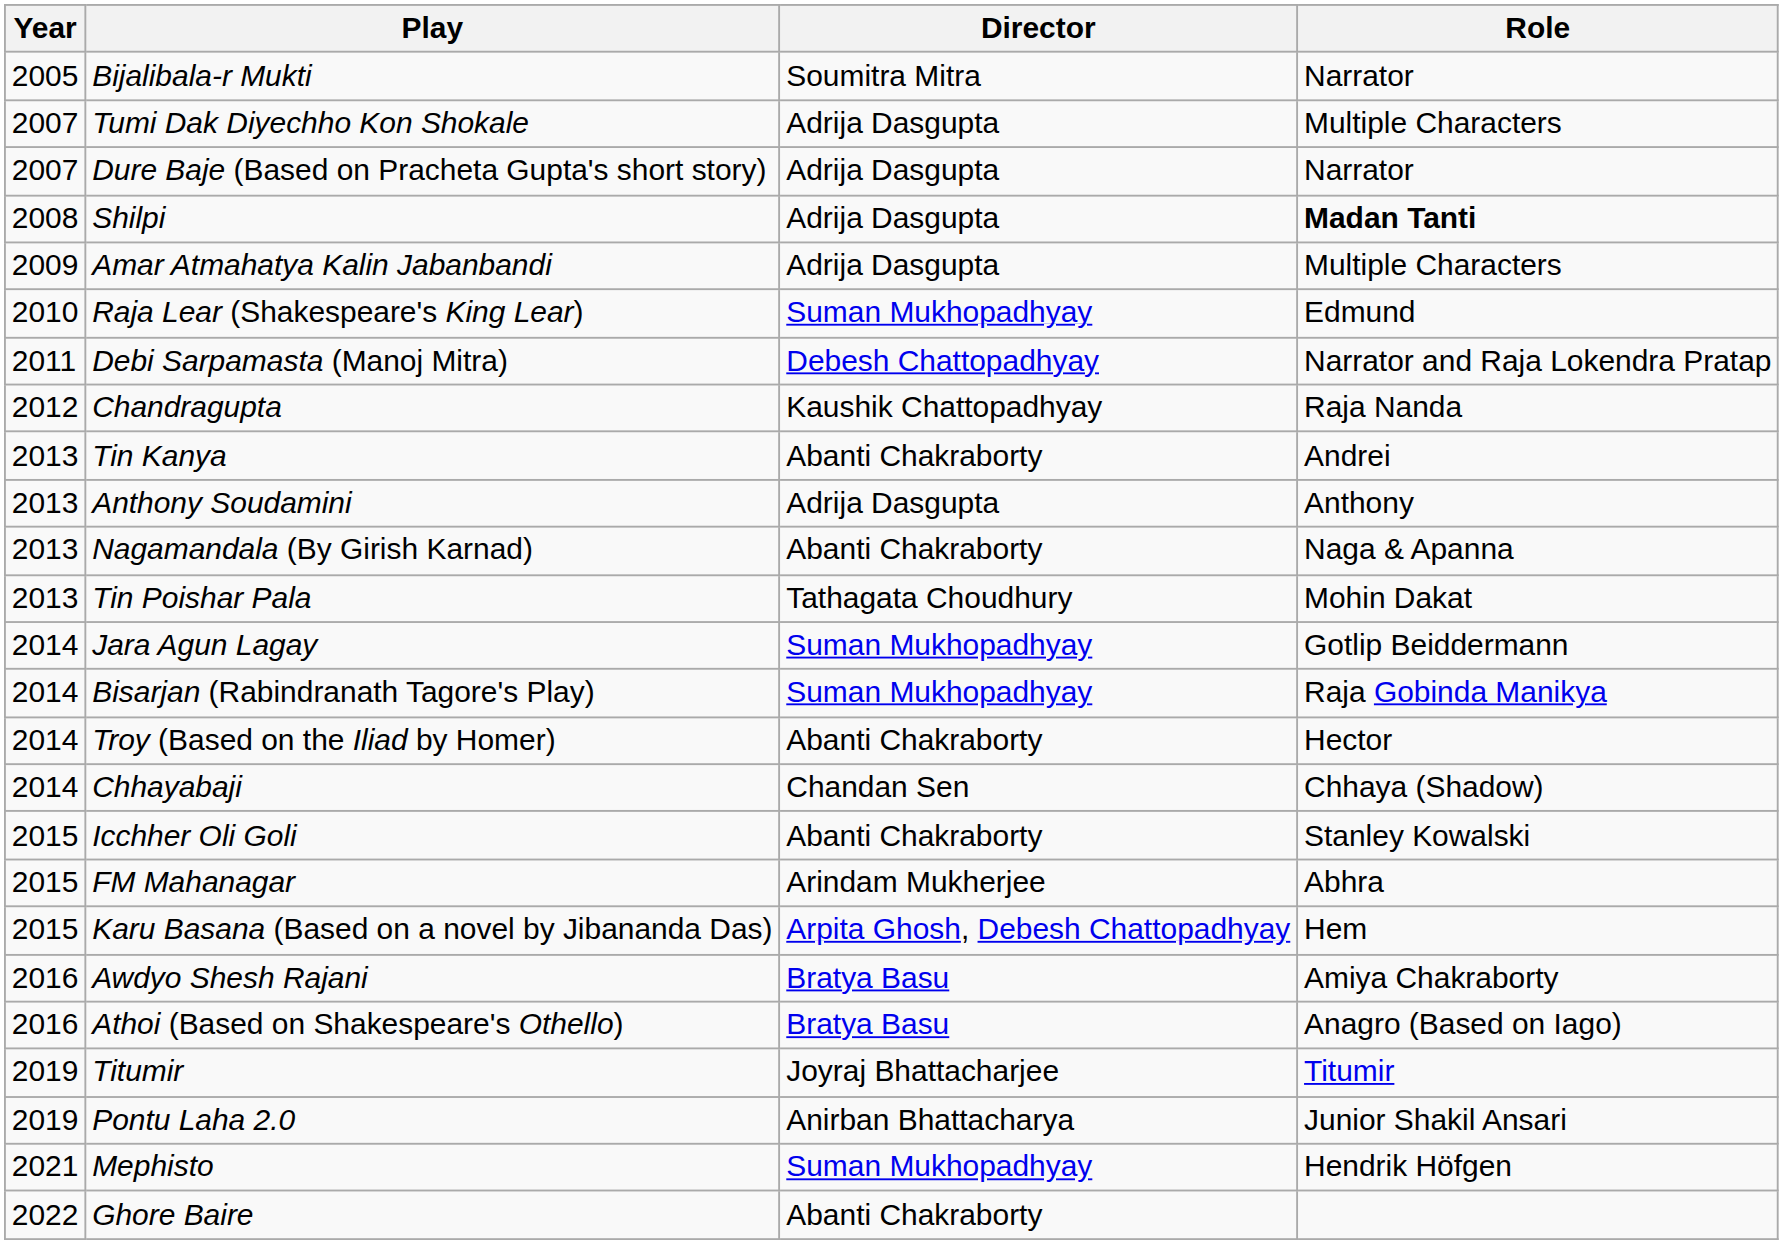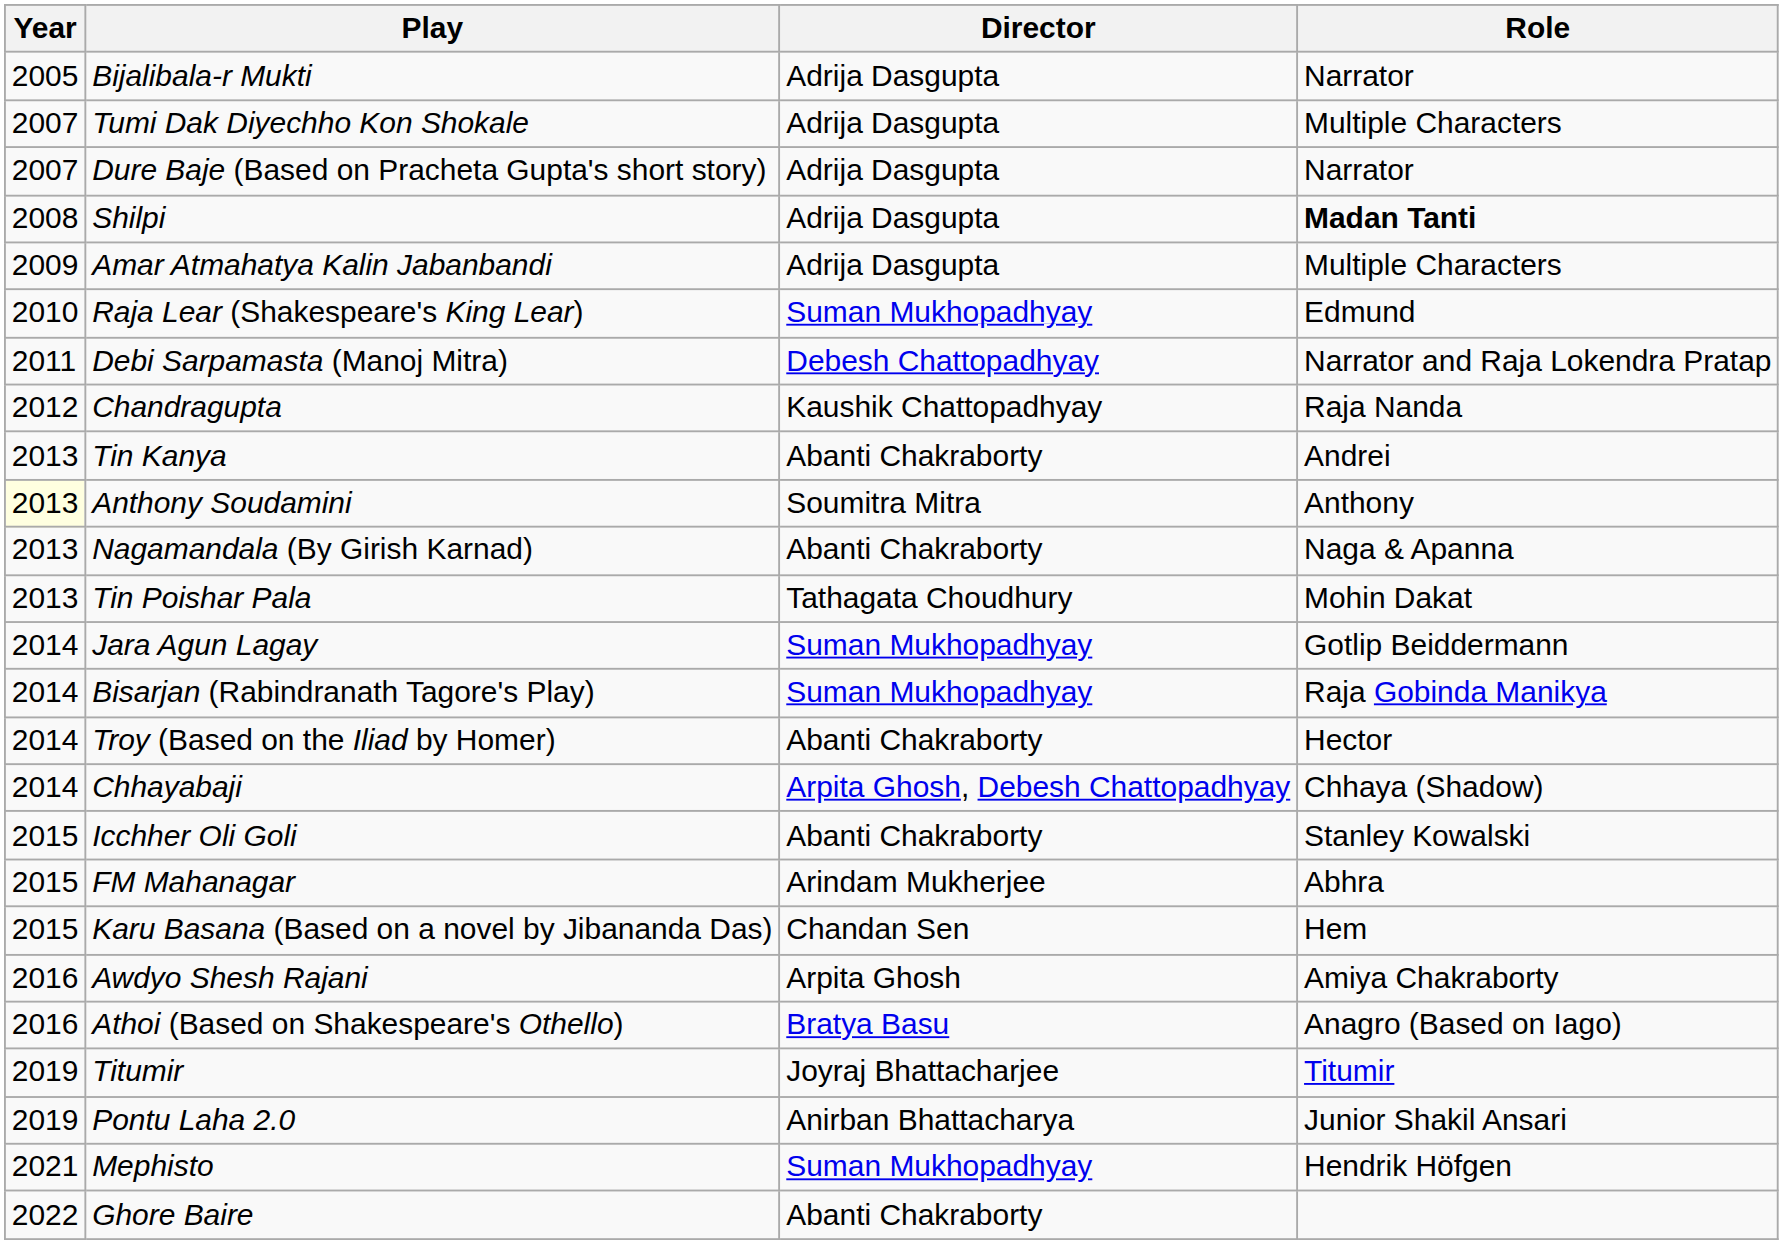(884, 75) Soumitra Mitra -> (893, 75) Adrija Dasgupta
(45, 502) no background -> (45, 502) lightyellow background
(893, 502) Adrija Dasgupta -> (884, 502) Soumitra Mitra
(878, 787) Chandan Sen -> (1038, 787) Arpita Ghosh, Debesh Chattopadhyay
(1038, 929) Arpita Ghosh, Debesh Chattopadhyay -> (878, 929) Chandan Sen
(868, 977) Bratya Basu -> (874, 977) Arpita Ghosh
